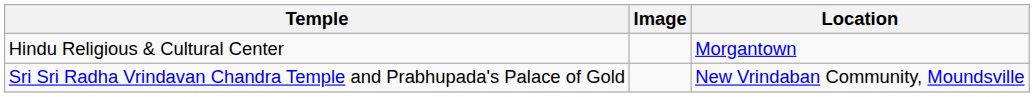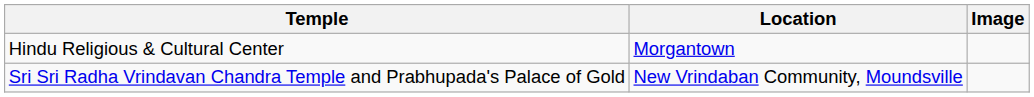columns swapped: (860, 19) <-> (660, 19)
